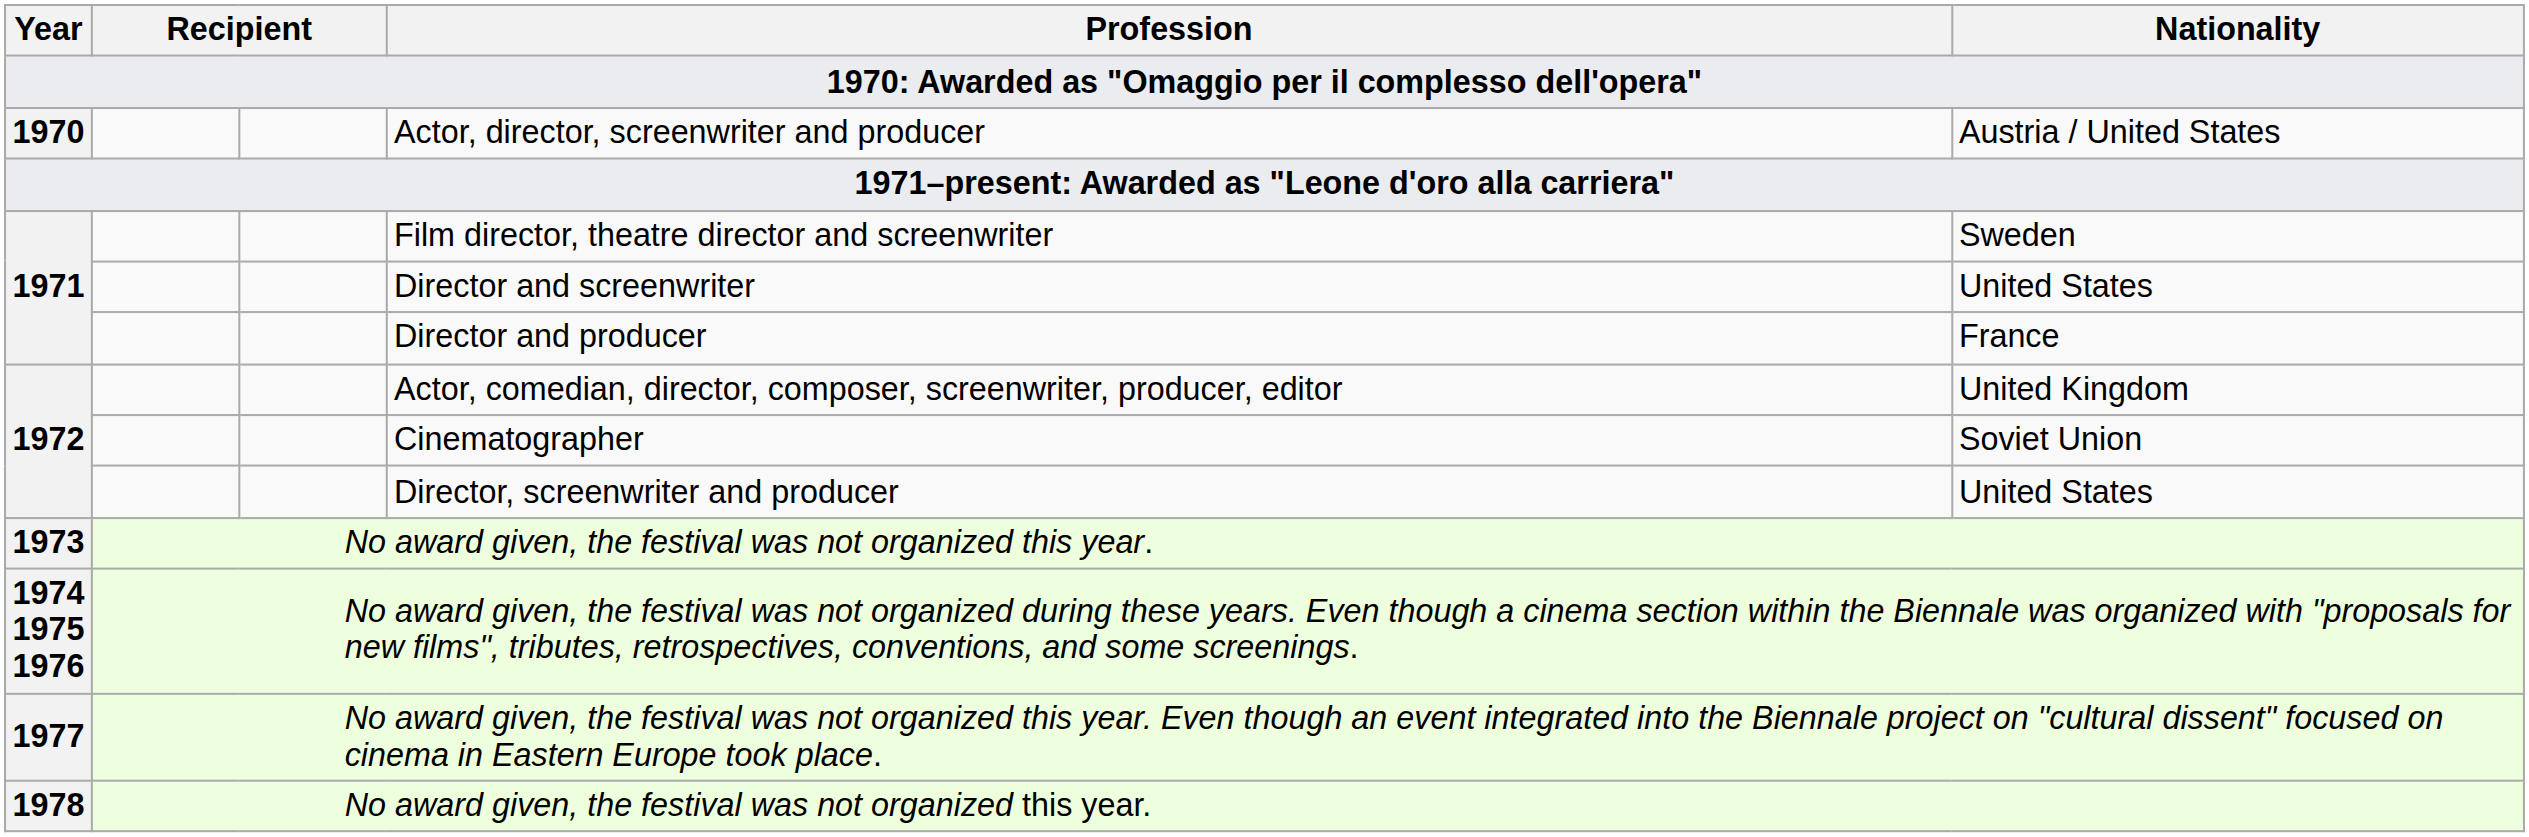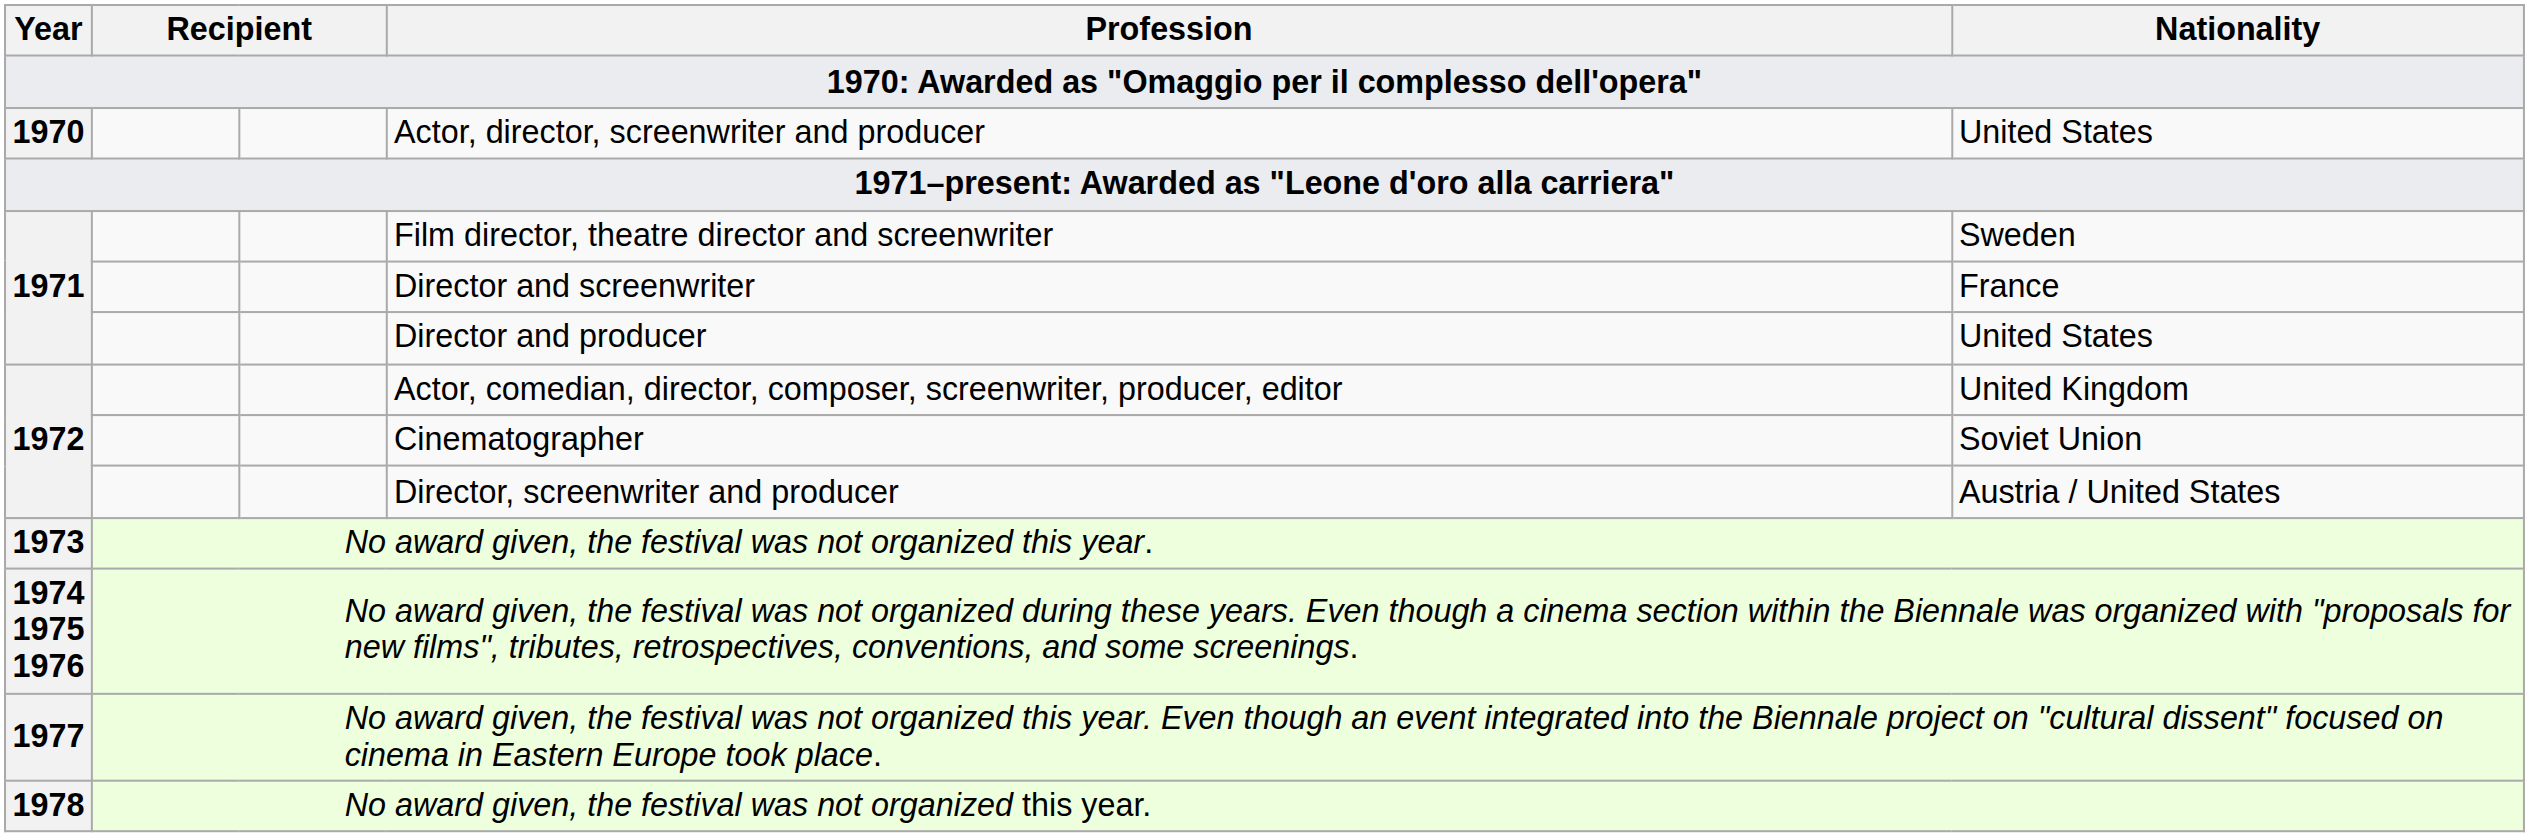(2120, 132) Austria / United States -> (2056, 132) United States
(2056, 286) United States -> (2009, 286) France
(2009, 337) France -> (2056, 337) United States
(2056, 491) United States -> (2120, 491) Austria / United States
